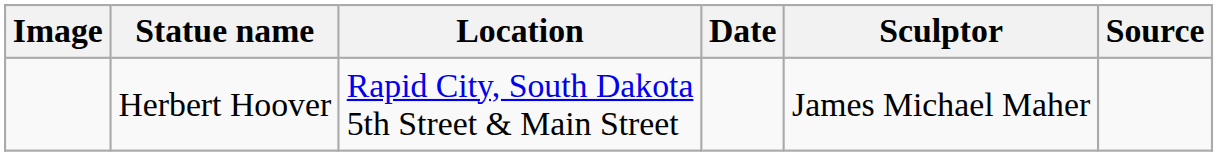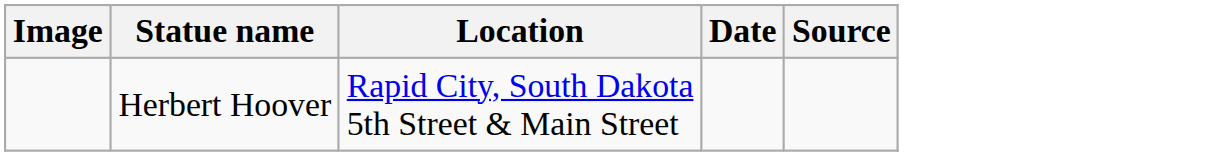- column: (941, 31)
